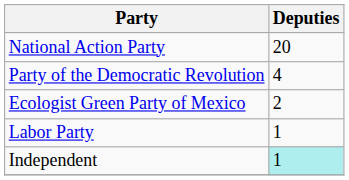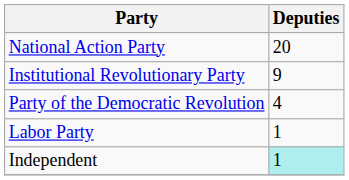+ row: (127, 75)
- row: (127, 103)
